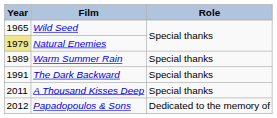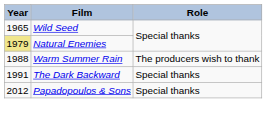(18, 59) 1989 -> (18, 59) 1988
(181, 59) Special thanks -> (197, 59) The producers wish to thank
- row: (89, 91)
(209, 106) Dedicated to the memory of -> (168, 91) Special thanks
